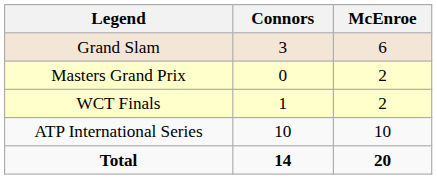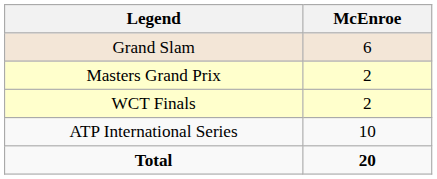- column: (283, 18)
